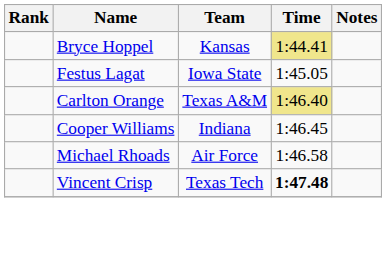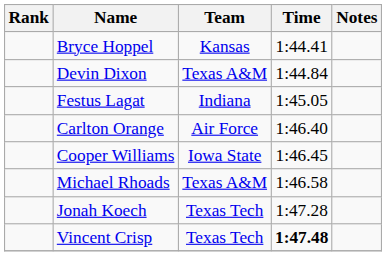(302, 45) khaki background -> (302, 45) no background
+ row: (102, 73)
(225, 73) Iowa State -> (225, 100) Indiana
(225, 100) Texas A&M -> (225, 127) Air Force
(302, 100) khaki background -> (302, 127) no background
(225, 127) Indiana -> (225, 155) Iowa State
(225, 155) Air Force -> (225, 182) Texas A&M
+ row: (102, 210)
